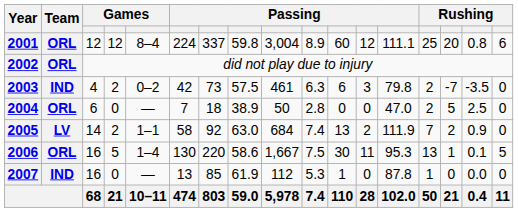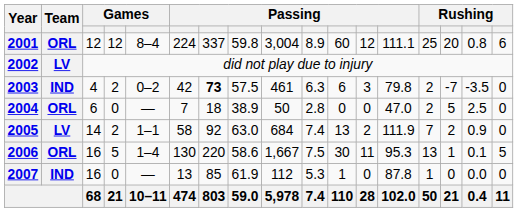(62, 65) ORL -> (62, 65) LV
(214, 87) normal -> (214, 87) bold
